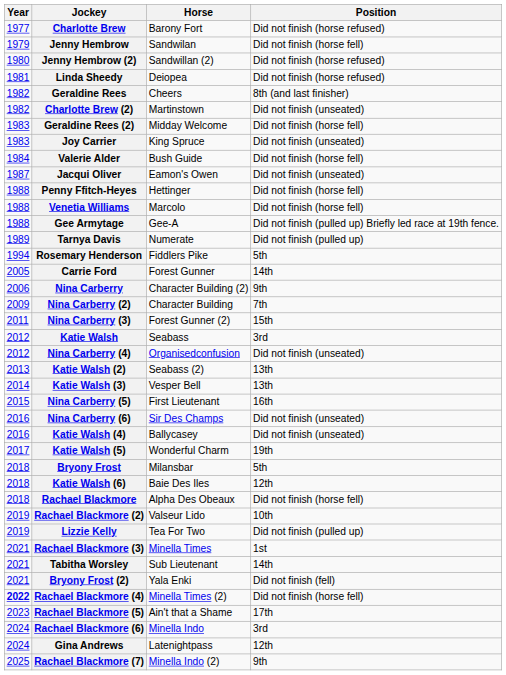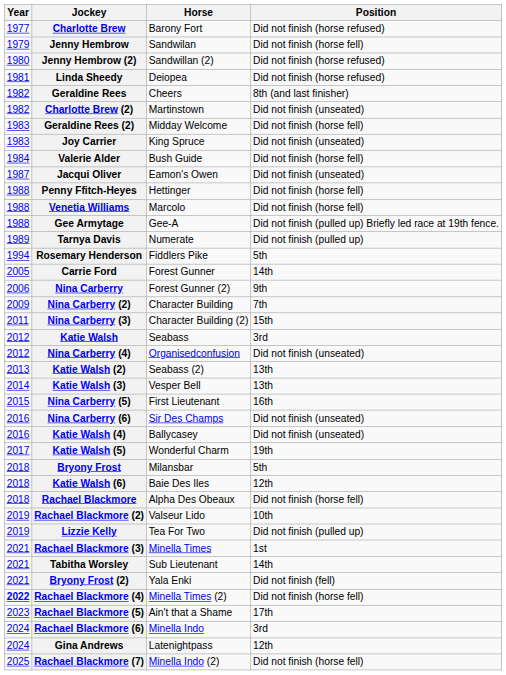(199, 288) Character Building (2) -> (189, 288) Forest Gunner (2)
(189, 321) Forest Gunner (2) -> (199, 321) Character Building (2)
(260, 662) 9th -> (308, 662) Did not finish (horse fell)
